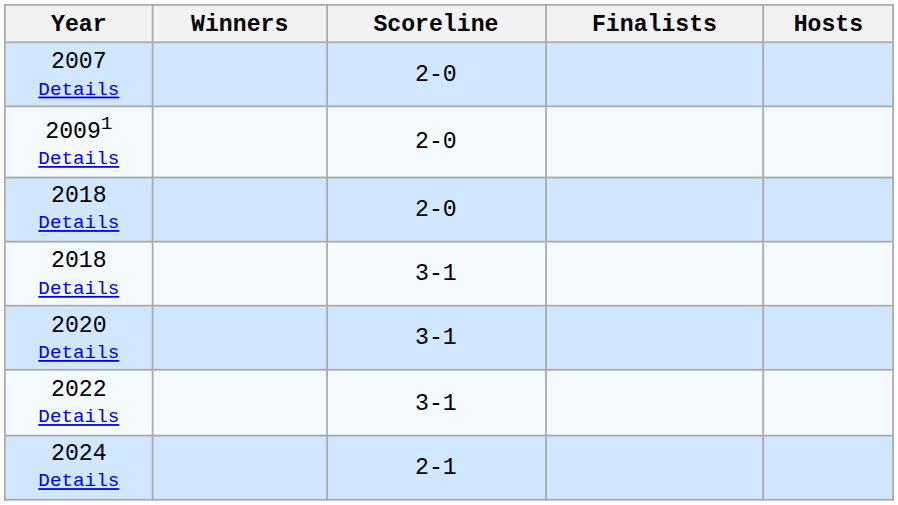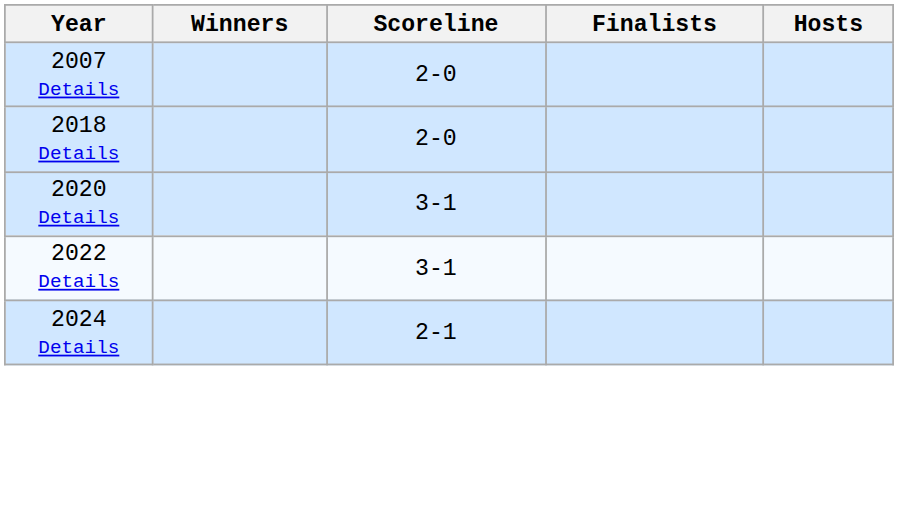- row: (79, 141)
- row: (79, 273)
